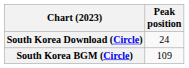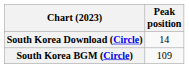(164, 39) 24 -> (164, 39) 14
